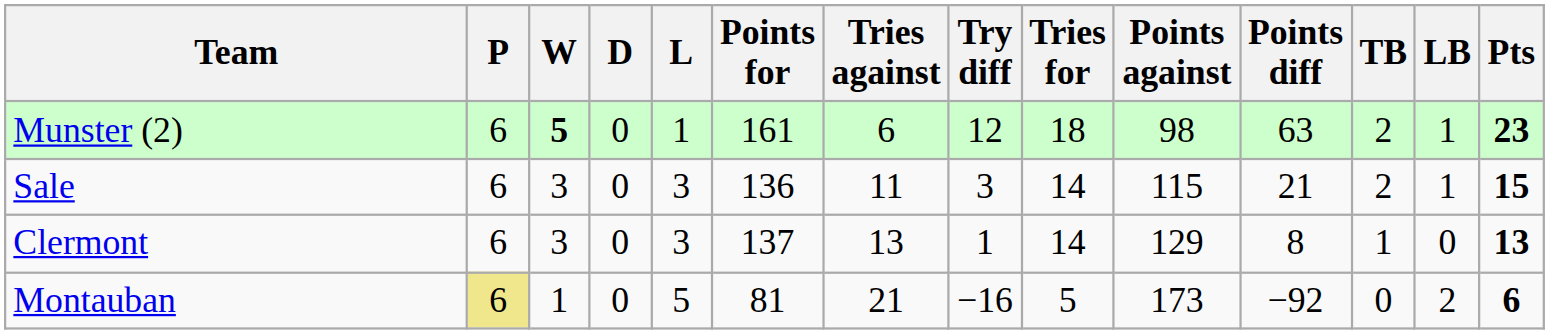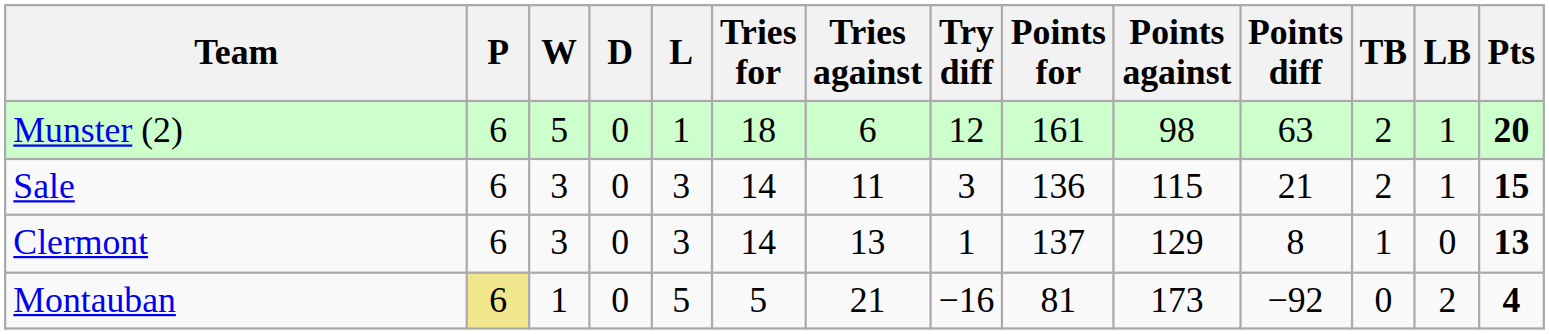columns swapped: (1068, 52) <-> (768, 52)
(559, 129) bold -> (559, 129) normal
(1511, 129) 23 -> (1511, 129) 20
(1511, 299) 6 -> (1511, 299) 4
